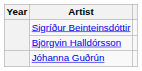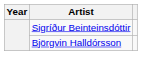- row: (68, 58)
